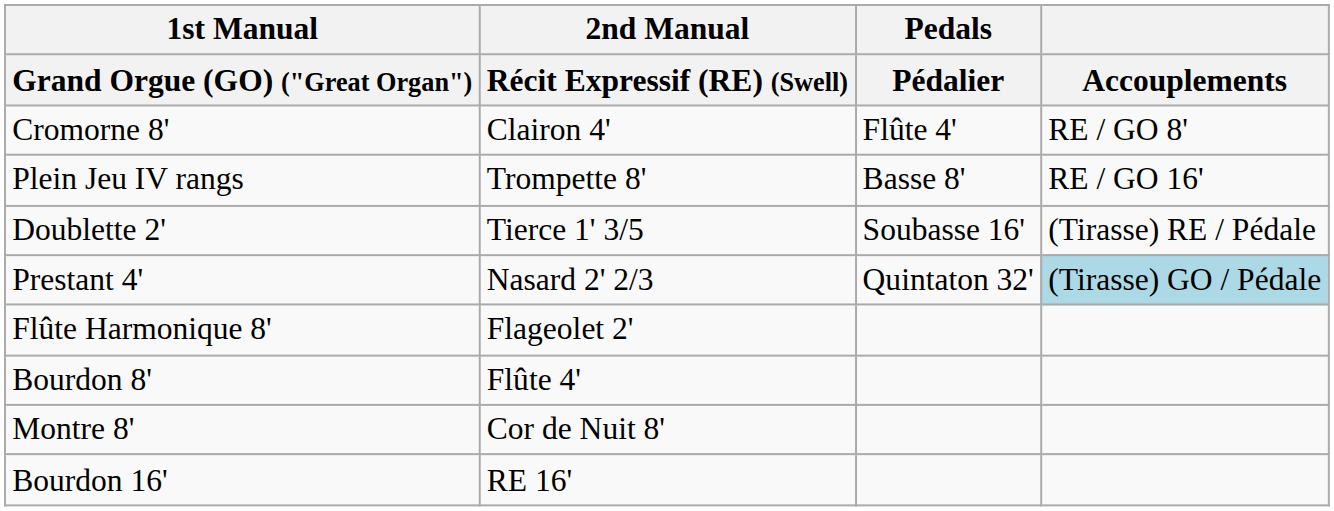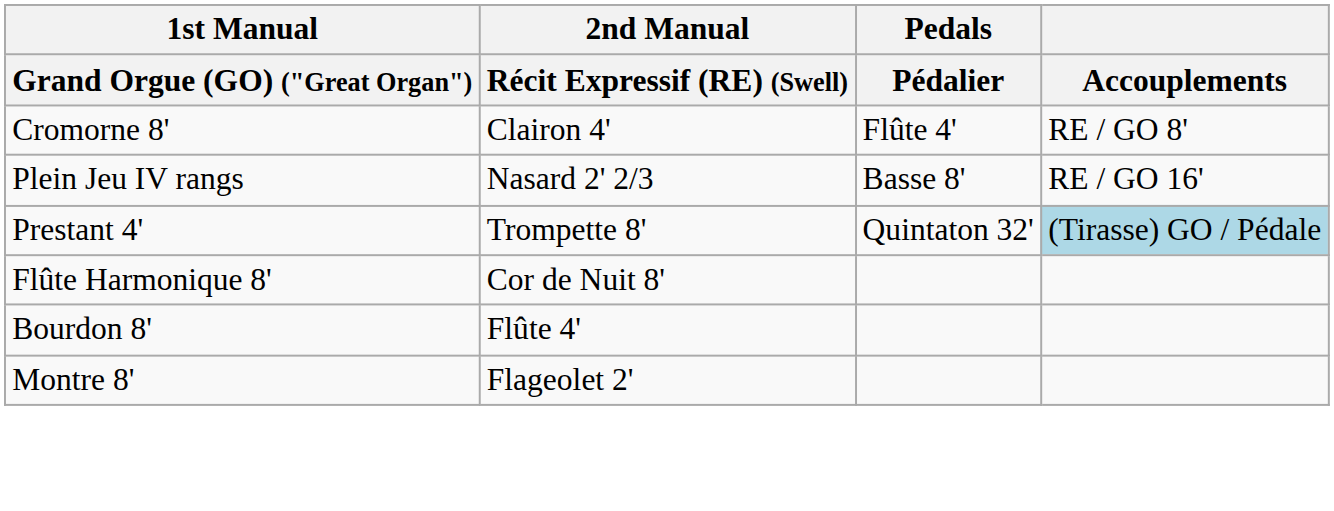(567, 179) Trompette 8' -> (570, 179) Nasard 2' 2/3
- row: (89, 229)
(570, 279) Nasard 2' 2/3 -> (567, 229) Trompette 8'
(560, 329) Flageolet 2' -> (576, 279) Cor de Nuit 8'
(576, 429) Cor de Nuit 8' -> (560, 379) Flageolet 2'
- row: (90, 479)
